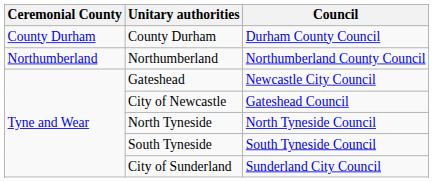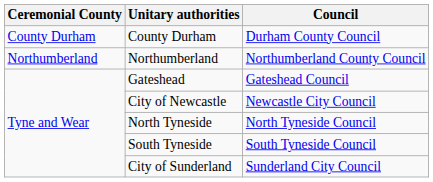(311, 79) Newcastle City Council -> (297, 79) Gateshead Council
(297, 101) Gateshead Council -> (311, 101) Newcastle City Council
